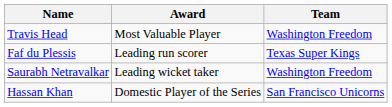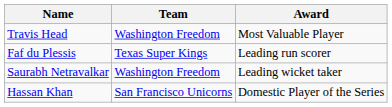columns swapped: (325, 14) <-> (188, 14)
